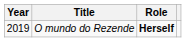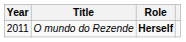(18, 28) 2019 -> (18, 28) 2011
